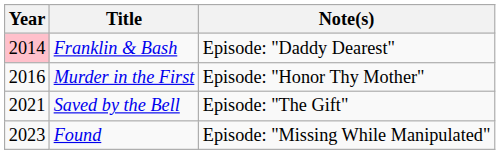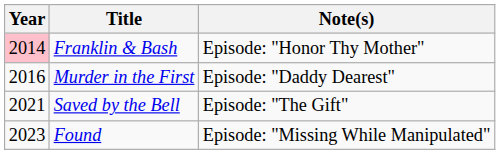(299, 47) Episode: "Daddy Dearest" -> (314, 47) Episode: "Honor Thy Mother"
(314, 76) Episode: "Honor Thy Mother" -> (299, 76) Episode: "Daddy Dearest"
